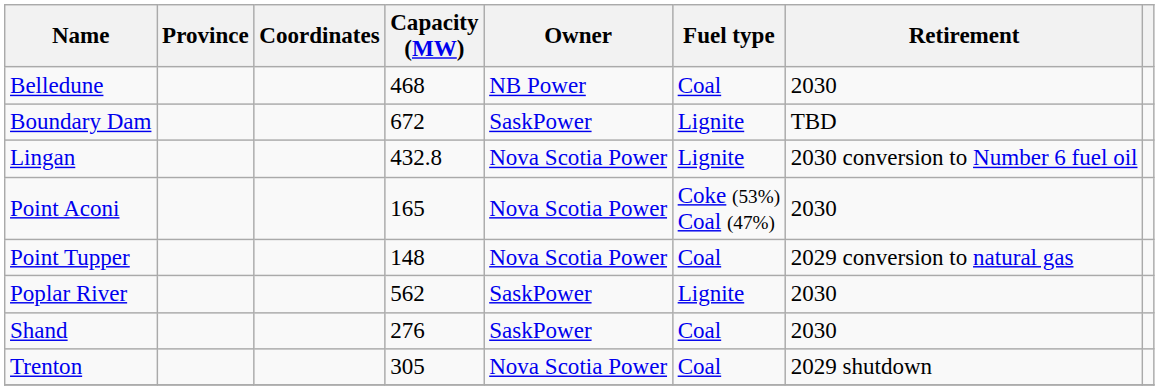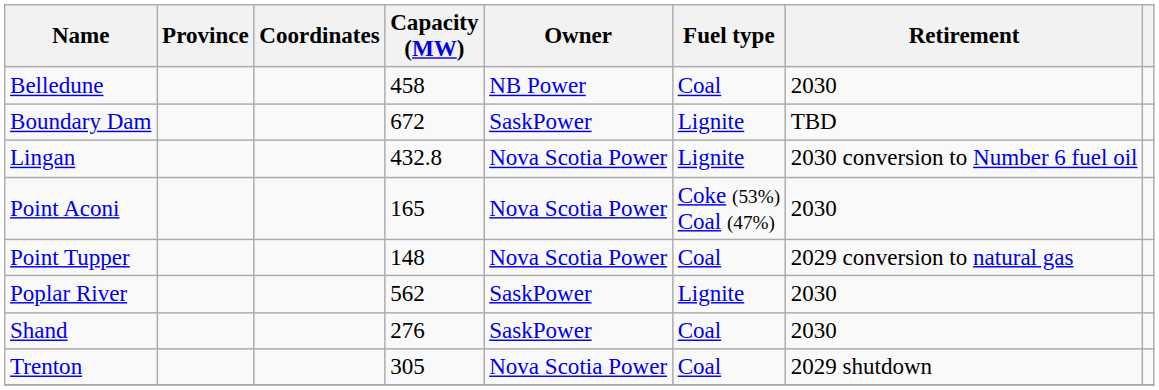(408, 85) 468 -> (408, 85) 458
